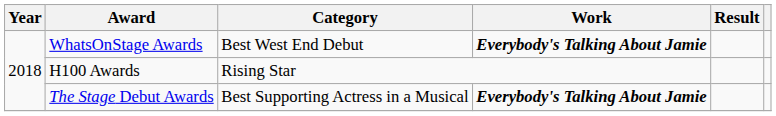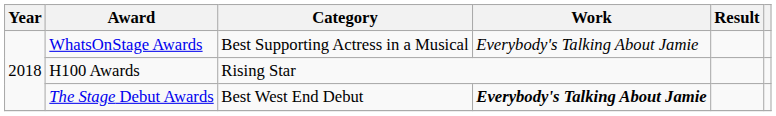(292, 44) Best West End Debut -> (345, 44) Best Supporting Actress in a Musical
(591, 44) bold -> (587, 44) normal
(345, 96) Best Supporting Actress in a Musical -> (292, 96) Best West End Debut
